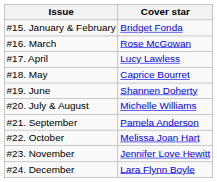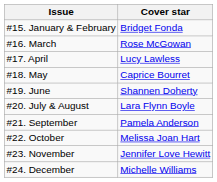(158, 106) Michelle Williams -> (158, 106) Lara Flynn Boyle
(158, 169) Lara Flynn Boyle -> (158, 169) Michelle Williams
